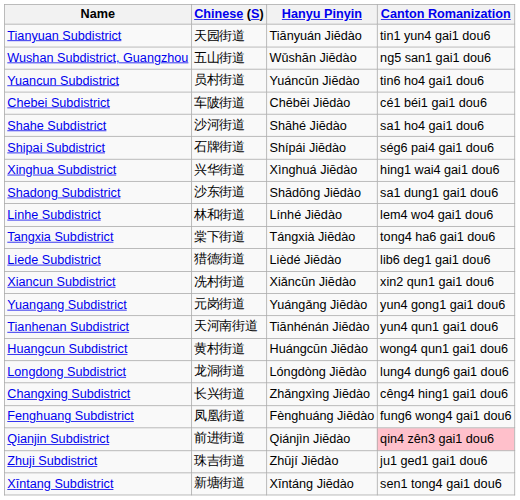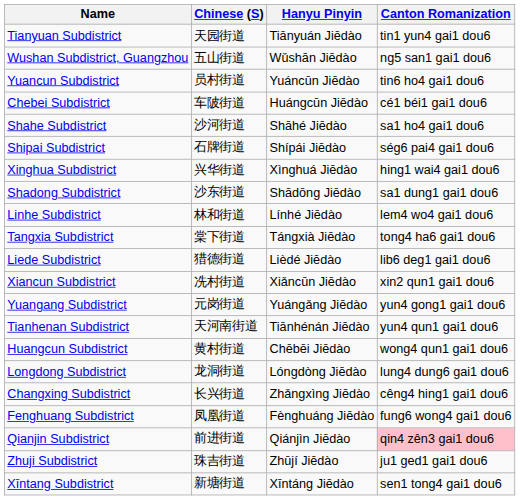(310, 103) Chēbēi Jiēdào -> (319, 103) Huángcūn Jiēdào
(319, 349) Huángcūn Jiēdào -> (310, 349) Chēbēi Jiēdào
